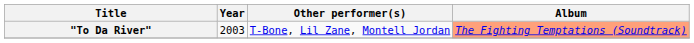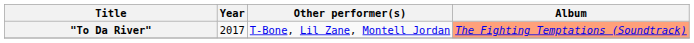(232, 30) 2003 -> (232, 30) 2017
